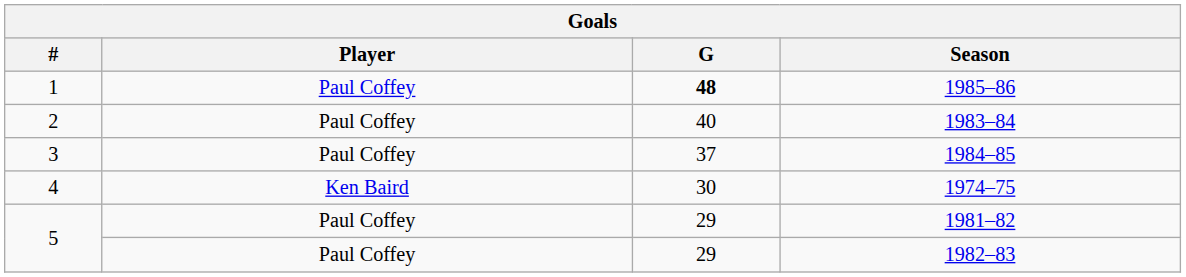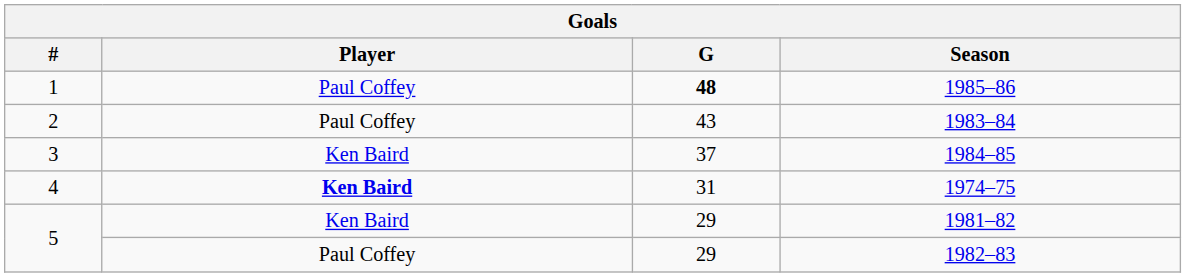(706, 121) 40 -> (706, 121) 43
(367, 154) Paul Coffey -> (367, 154) Ken Baird
(367, 188) normal -> (367, 188) bold
(706, 188) 30 -> (706, 188) 31
(367, 221) Paul Coffey -> (367, 221) Ken Baird
